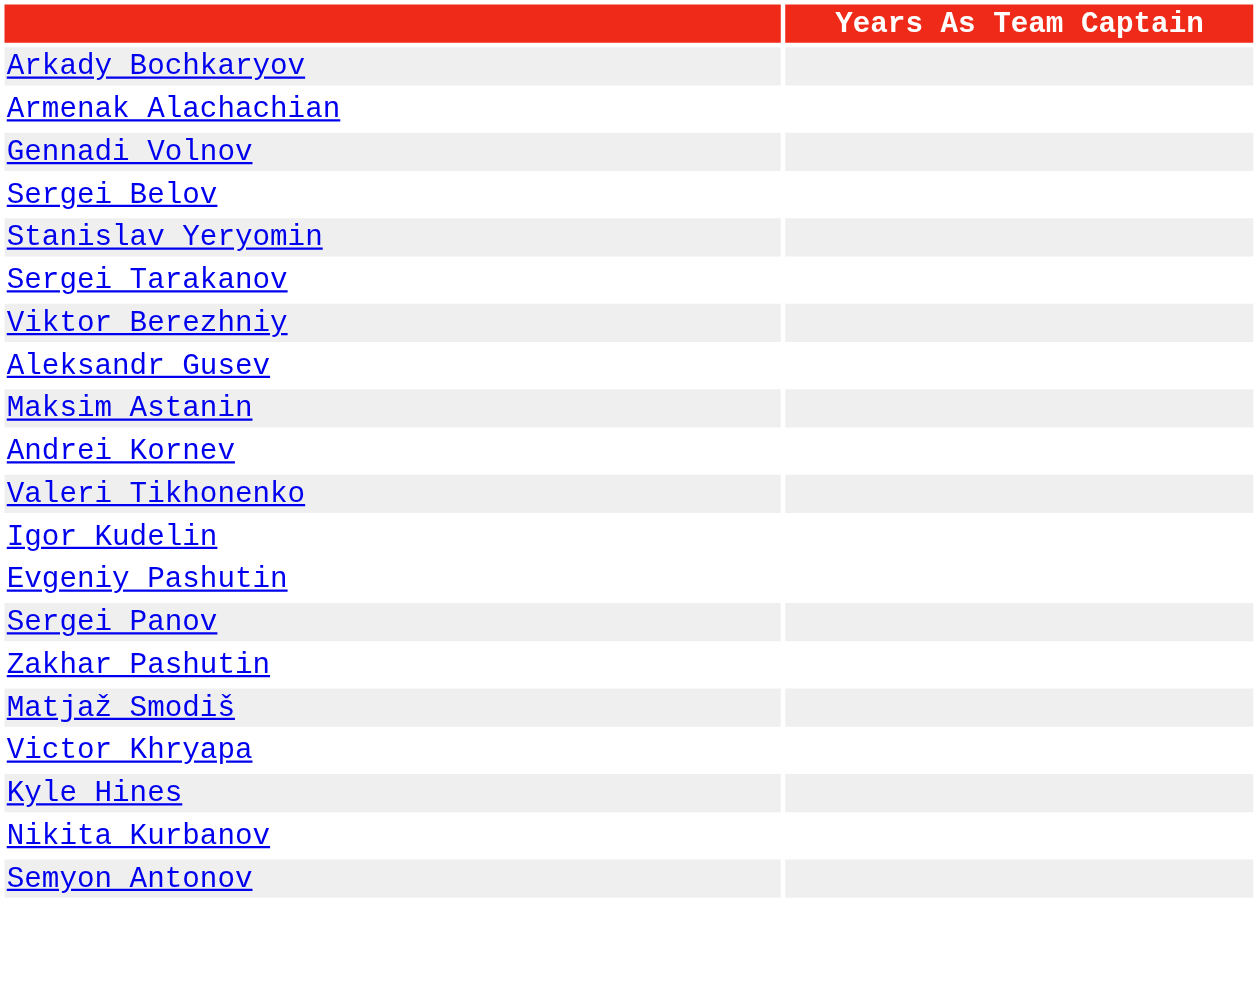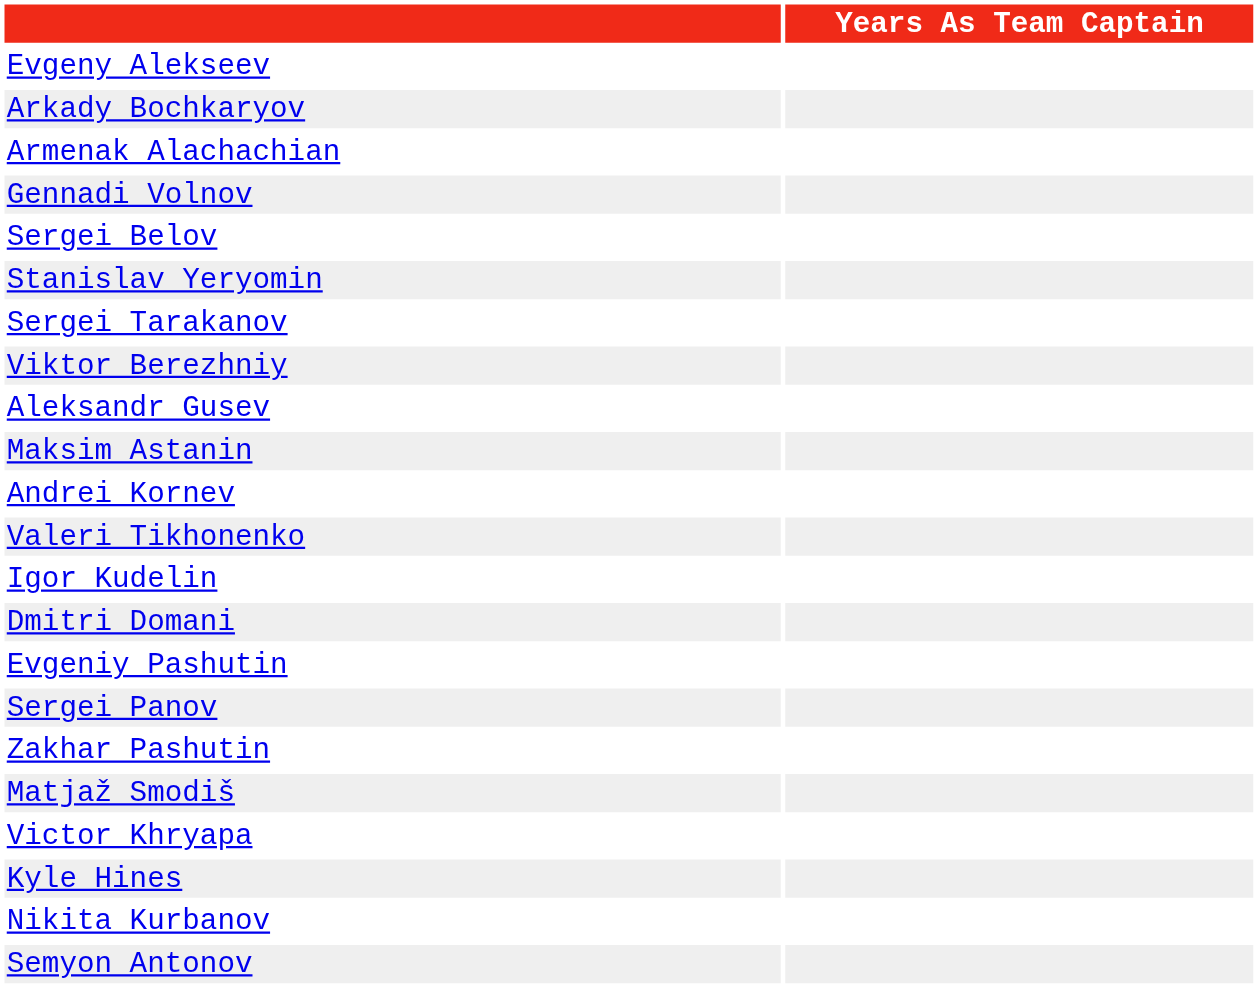+ row: (138, 66)
+ row: (121, 622)
